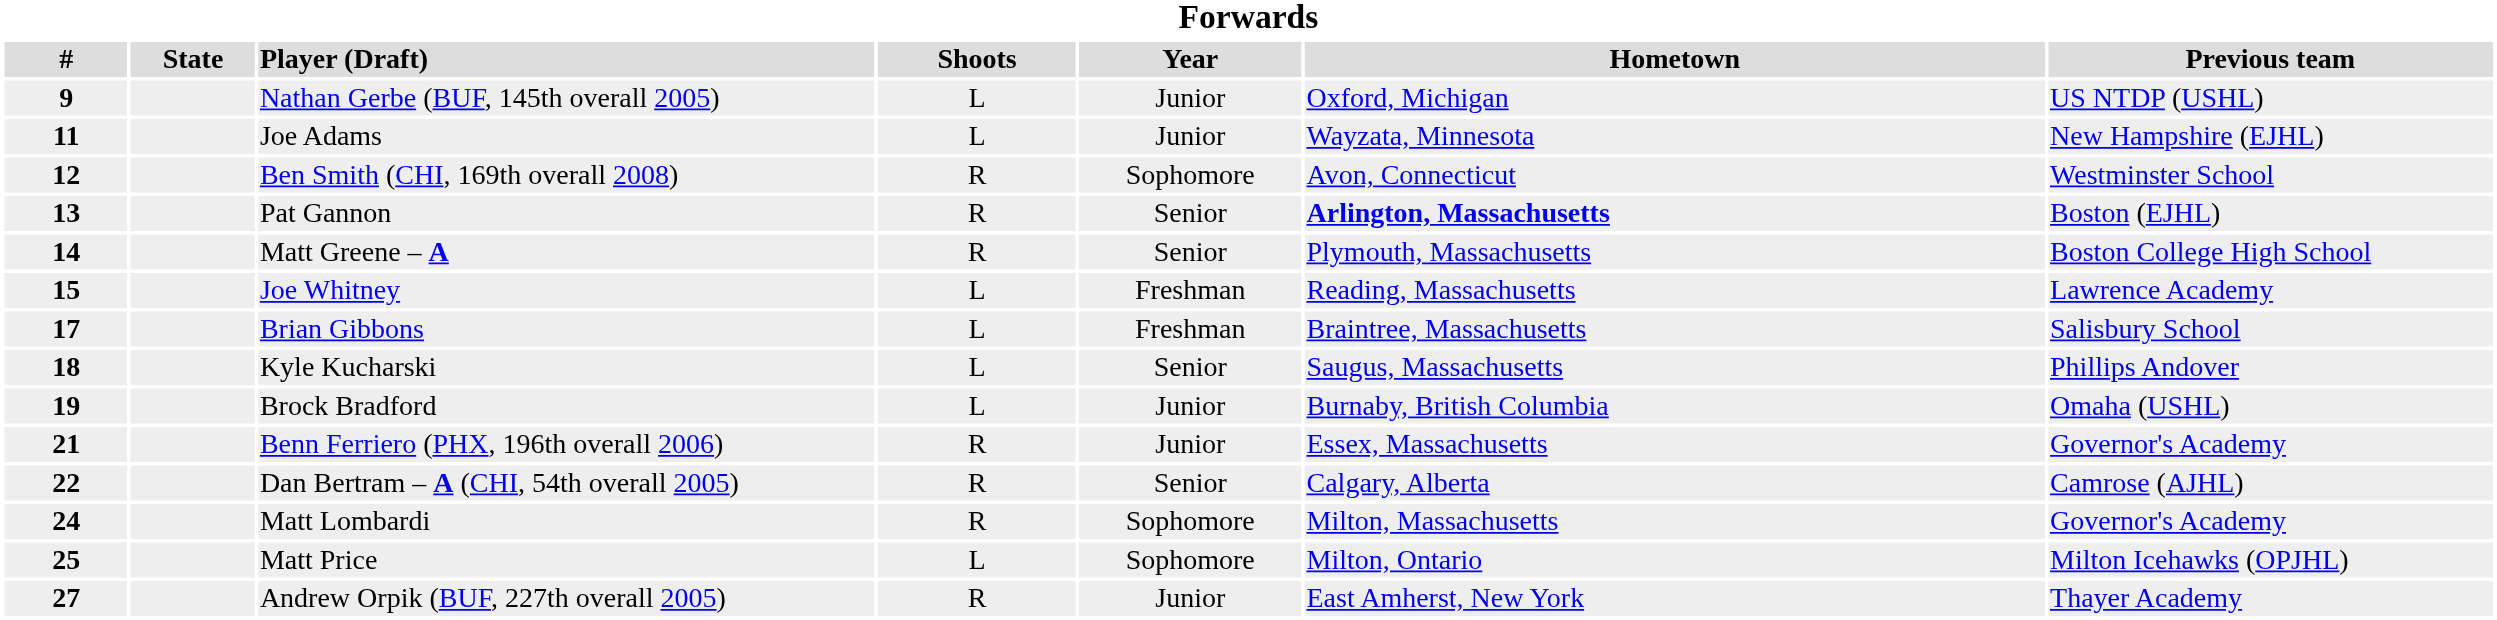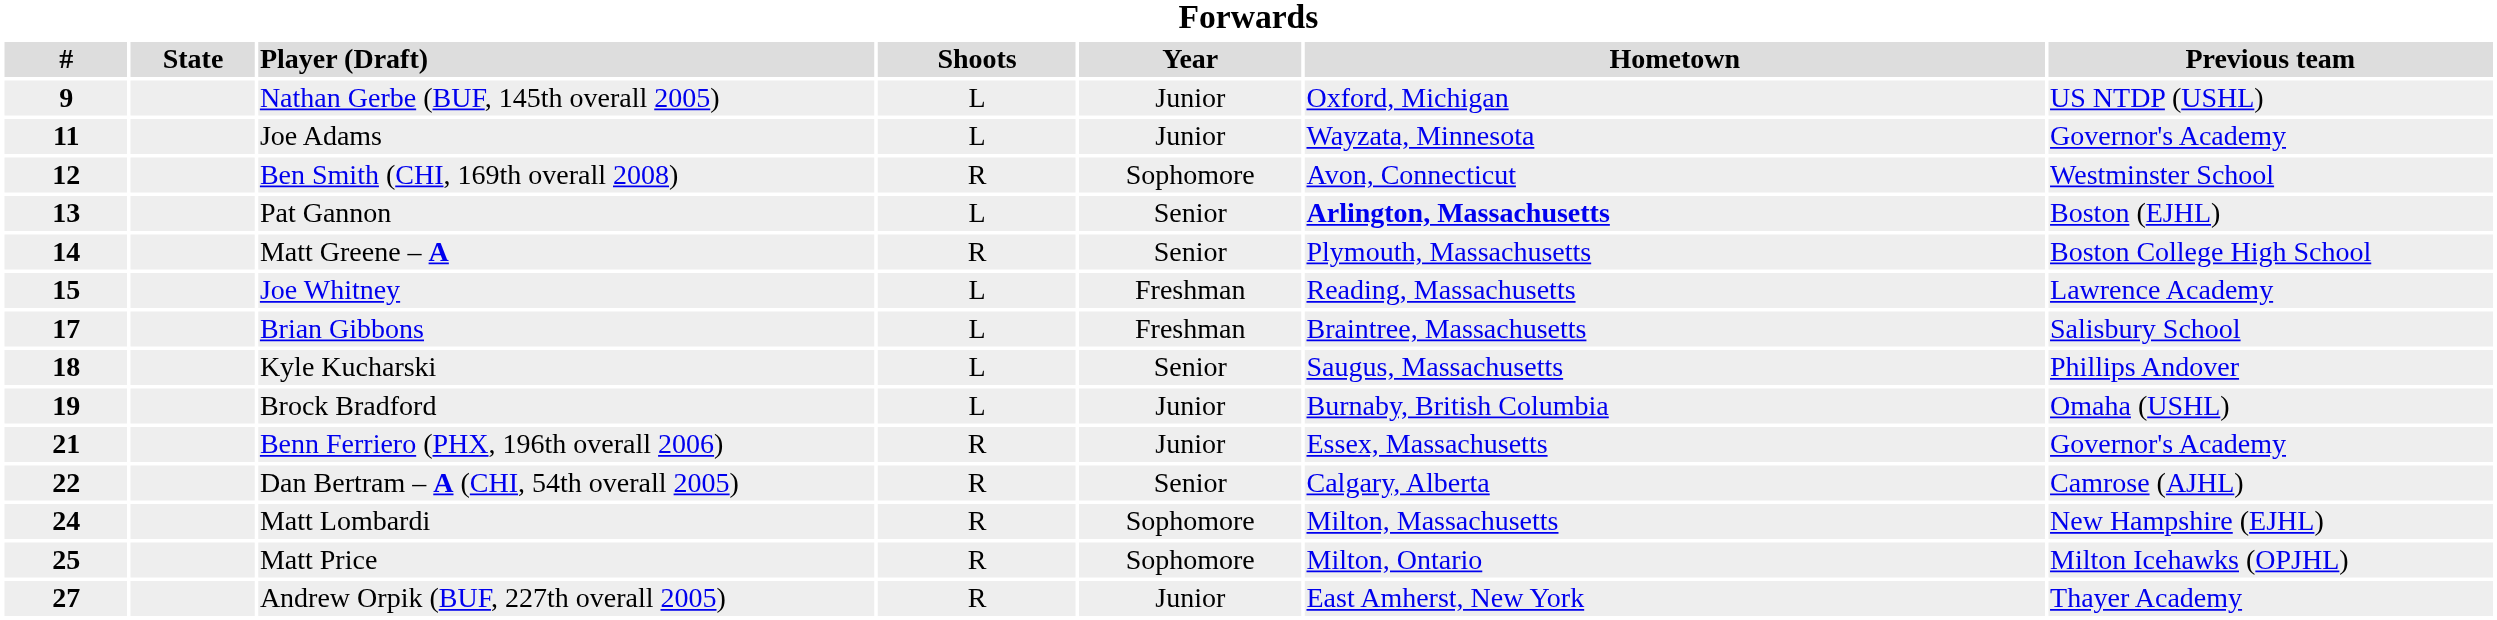(2187, 136) New Hampshire (EJHL) -> (2168, 136) Governor's Academy
(977, 213) R -> (977, 213) L
(2168, 521) Governor's Academy -> (2187, 521) New Hampshire (EJHL)
(977, 559) L -> (977, 559) R
